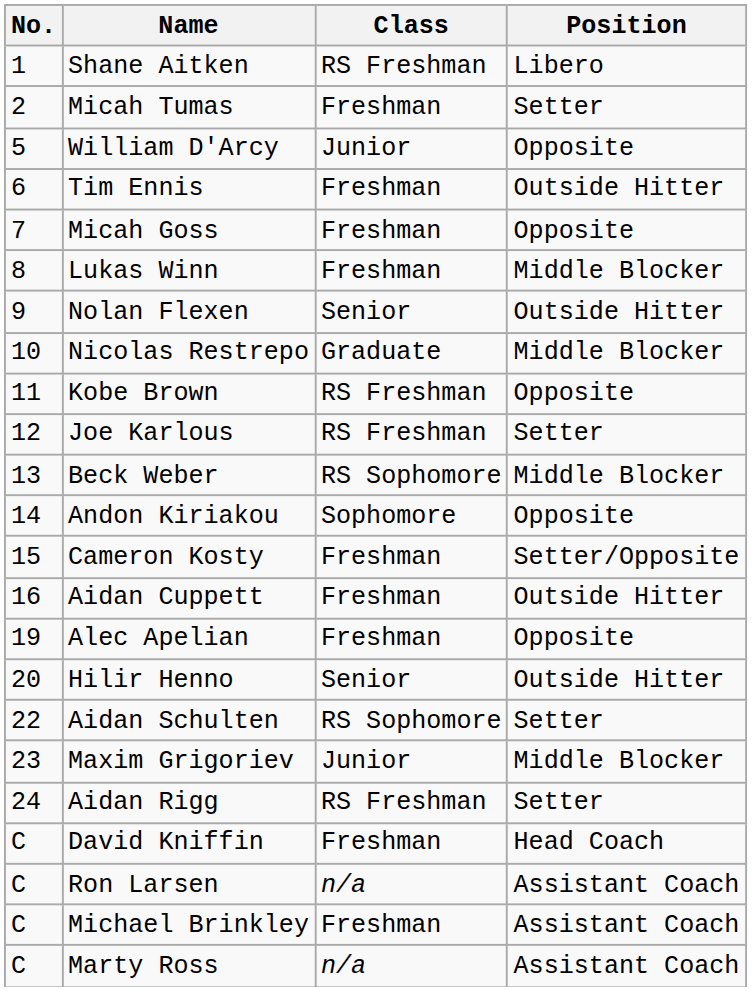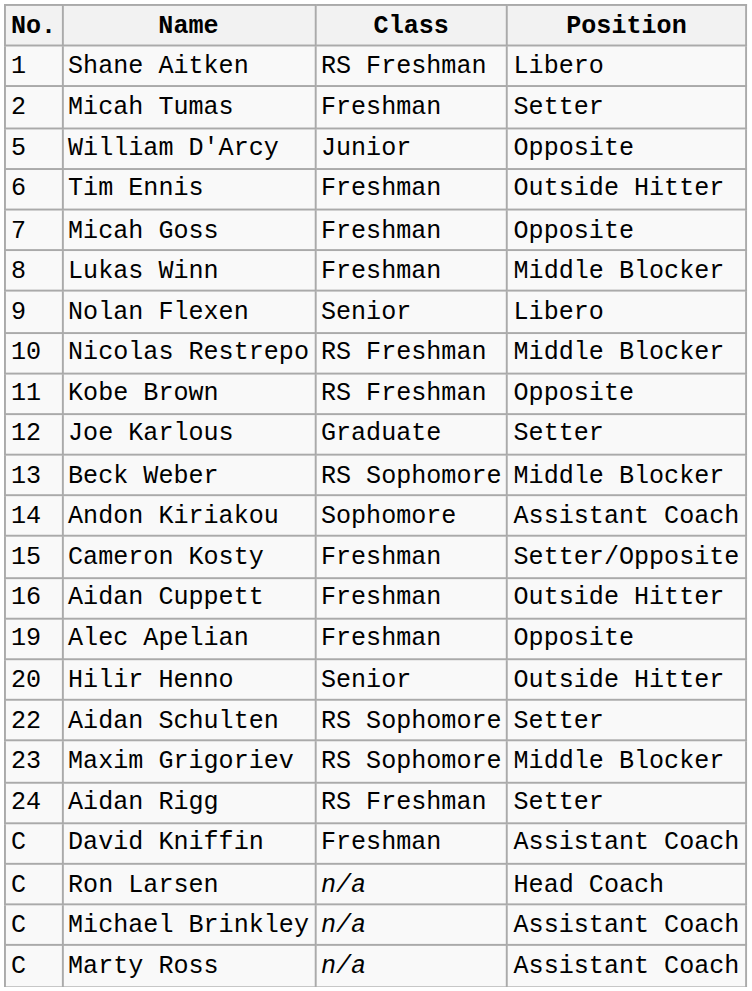(619, 312) Outside Hitter -> (559, 312) Libero
(381, 353) Graduate -> (404, 353) RS Freshman
(404, 434) RS Freshman -> (381, 434) Graduate
(574, 516) Opposite -> (626, 516) Assistant Coach
(366, 761) Junior -> (411, 761) RS Sophomore
(589, 843) Head Coach -> (626, 843) Assistant Coach
(626, 884) Assistant Coach -> (589, 884) Head Coach
(381, 925) Freshman -> (343, 925) n/a
